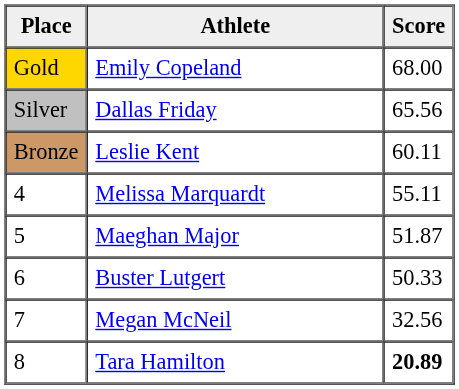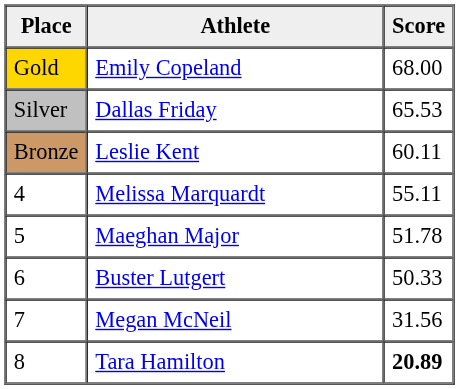(417, 110) 65.56 -> (417, 110) 65.53
(417, 236) 51.87 -> (417, 236) 51.78
(417, 320) 32.56 -> (417, 320) 31.56
